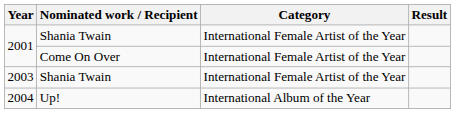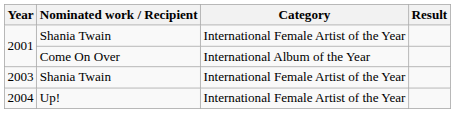(304, 56) International Female Artist of the Year -> (287, 56) International Album of the Year
(287, 98) International Album of the Year -> (304, 98) International Female Artist of the Year
